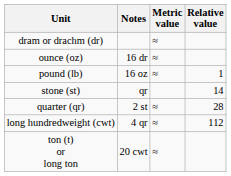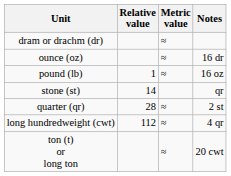columns swapped: (205, 18) <-> (134, 18)
